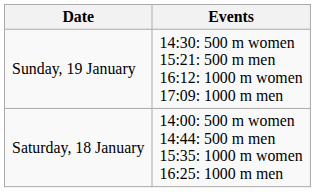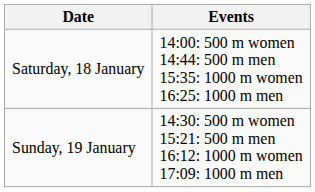rows swapped: (78, 147) <-> (74, 68)
